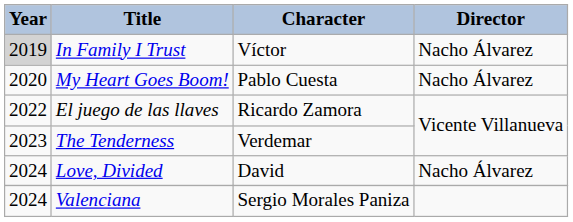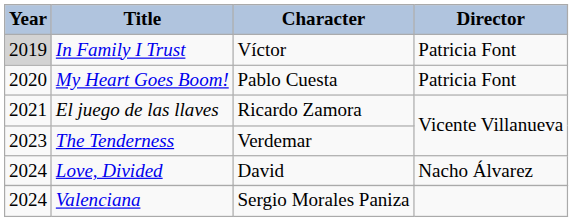(476, 49) Nacho Álvarez -> (467, 49) Patricia Font
(476, 79) Nacho Álvarez -> (467, 79) Patricia Font
(28, 110) 2022 -> (28, 110) 2021
